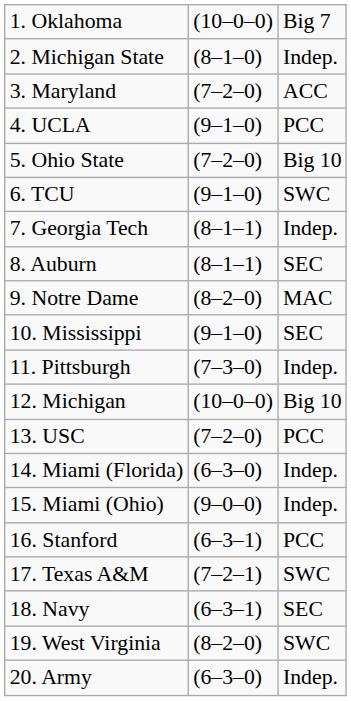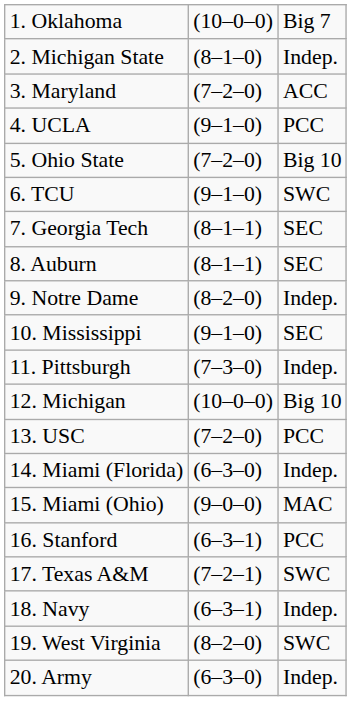(310, 228) Indep. -> (303, 228) SEC
(308, 297) MAC -> (310, 297) Indep.
(310, 504) Indep. -> (308, 504) MAC
(303, 608) SEC -> (310, 608) Indep.
